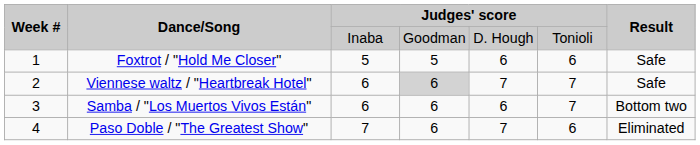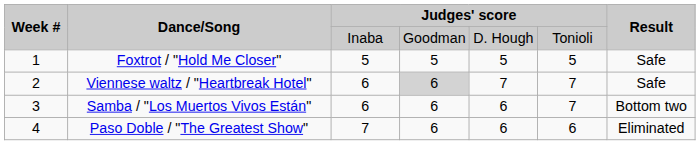(503, 60) 6 -> (503, 60) 5
(572, 60) 6 -> (572, 60) 5
(503, 128) 7 -> (503, 128) 6
